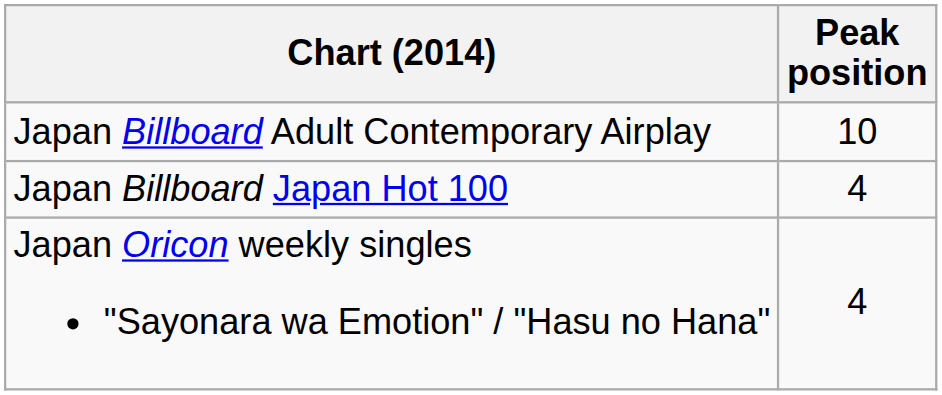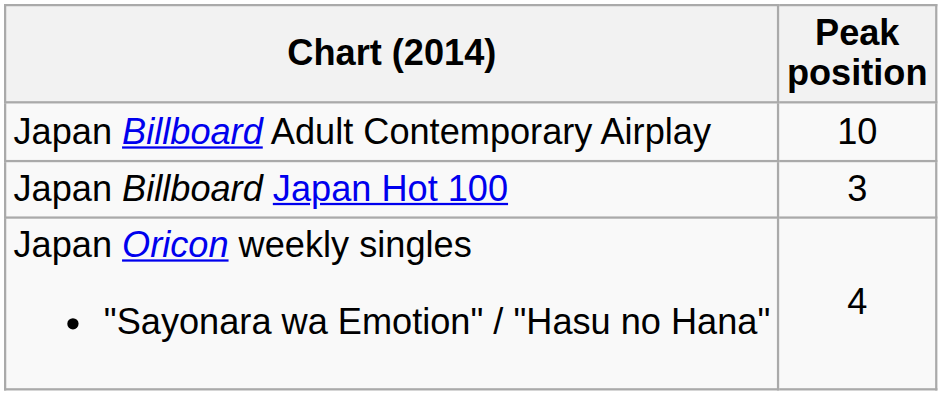(857, 188) 4 -> (857, 188) 3
